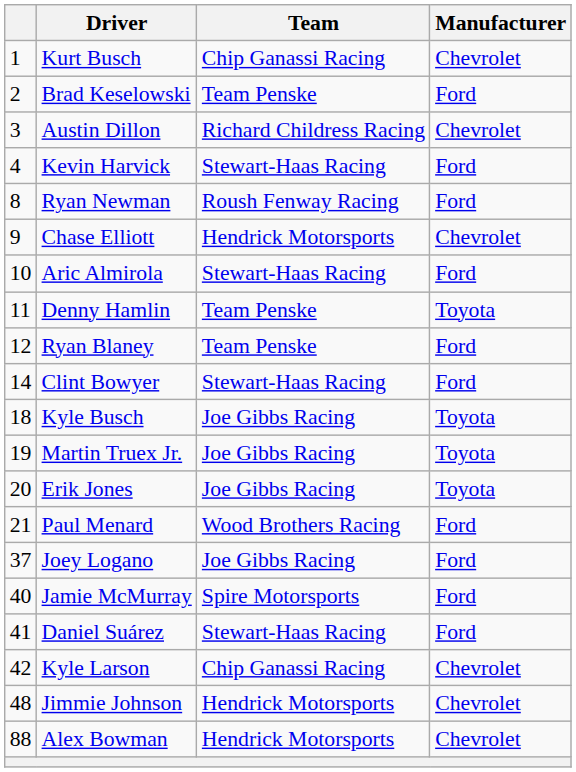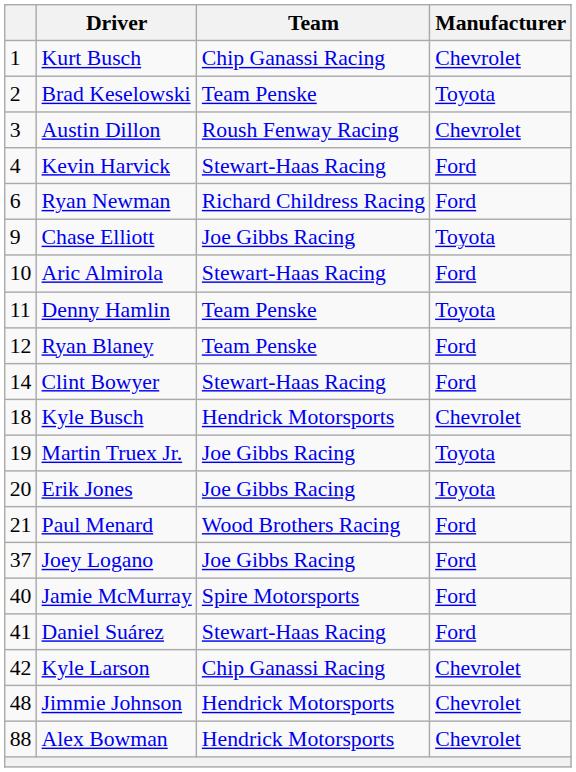(456, 94) Ford -> (465, 94) Toyota
(313, 130) Richard Childress Racing -> (300, 130) Roush Fenway Racing
(15, 201) 8 -> (15, 201) 6
(300, 201) Roush Fenway Racing -> (313, 201) Richard Childress Racing
(298, 237) Hendrick Motorsports -> (278, 237) Joe Gibbs Racing
(478, 237) Chevrolet -> (465, 237) Toyota
(278, 416) Joe Gibbs Racing -> (298, 416) Hendrick Motorsports
(465, 416) Toyota -> (478, 416) Chevrolet
